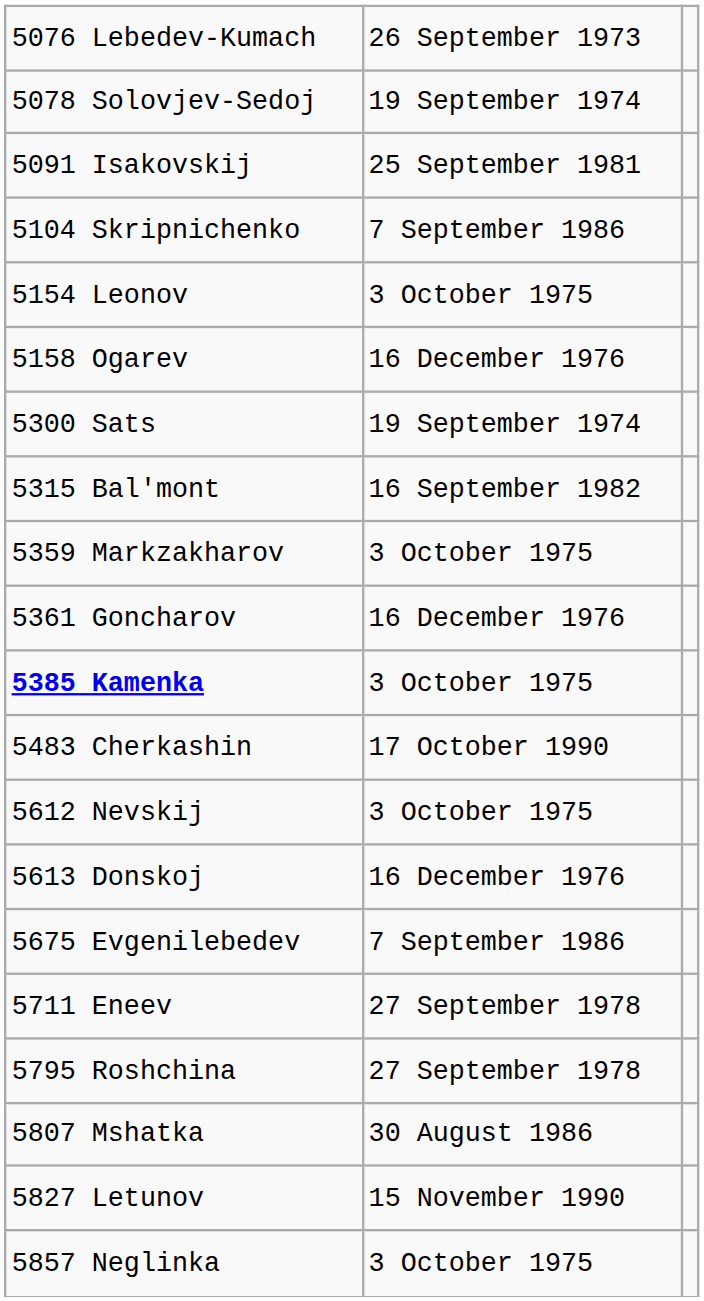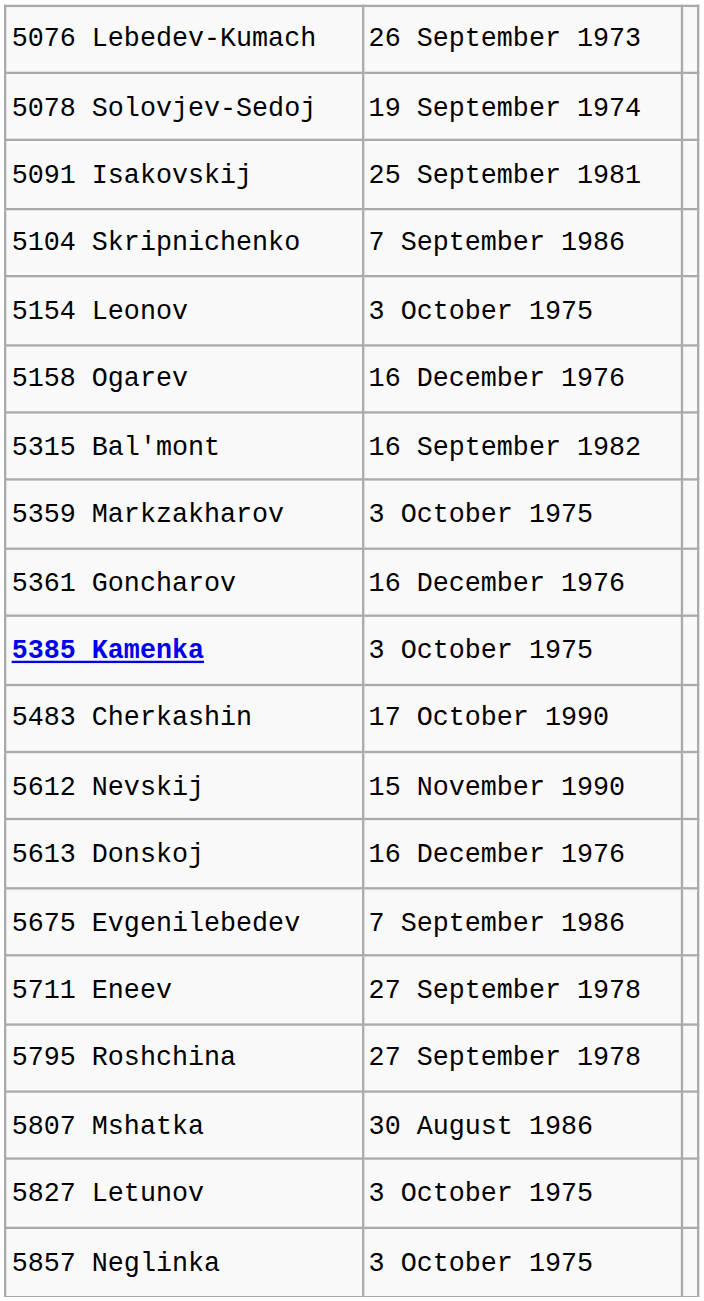- row: (84, 424)
(481, 812) 3 October 1975 -> (497, 786) 15 November 1990
(497, 1199) 15 November 1990 -> (481, 1194) 3 October 1975
